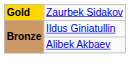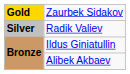+ row: (74, 28)
